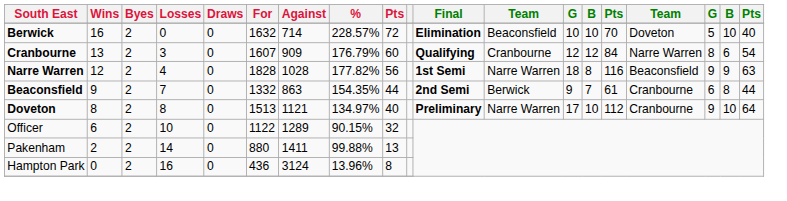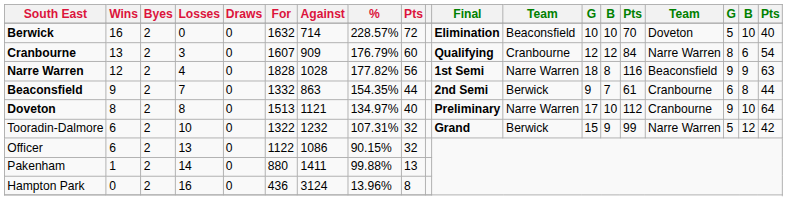+ row: (55, 128)
(166, 128) 10 -> (185, 147) 13
(295, 128) 1289 -> (314, 147) 1086
(94, 147) 2 -> (113, 166) 1
